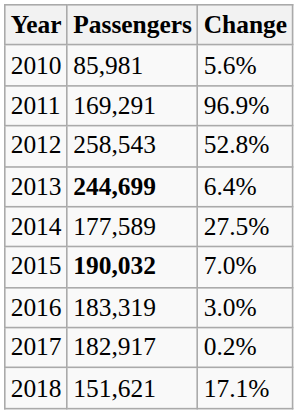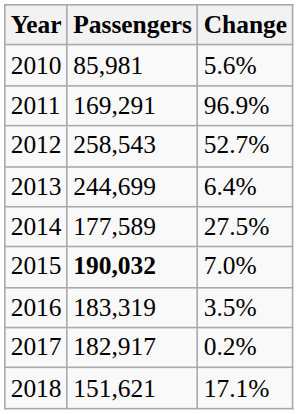(237, 145) 52.8% -> (237, 145) 52.7%
(115, 186) bold -> (115, 186) normal
(230, 307) 3.0% -> (230, 307) 3.5%
